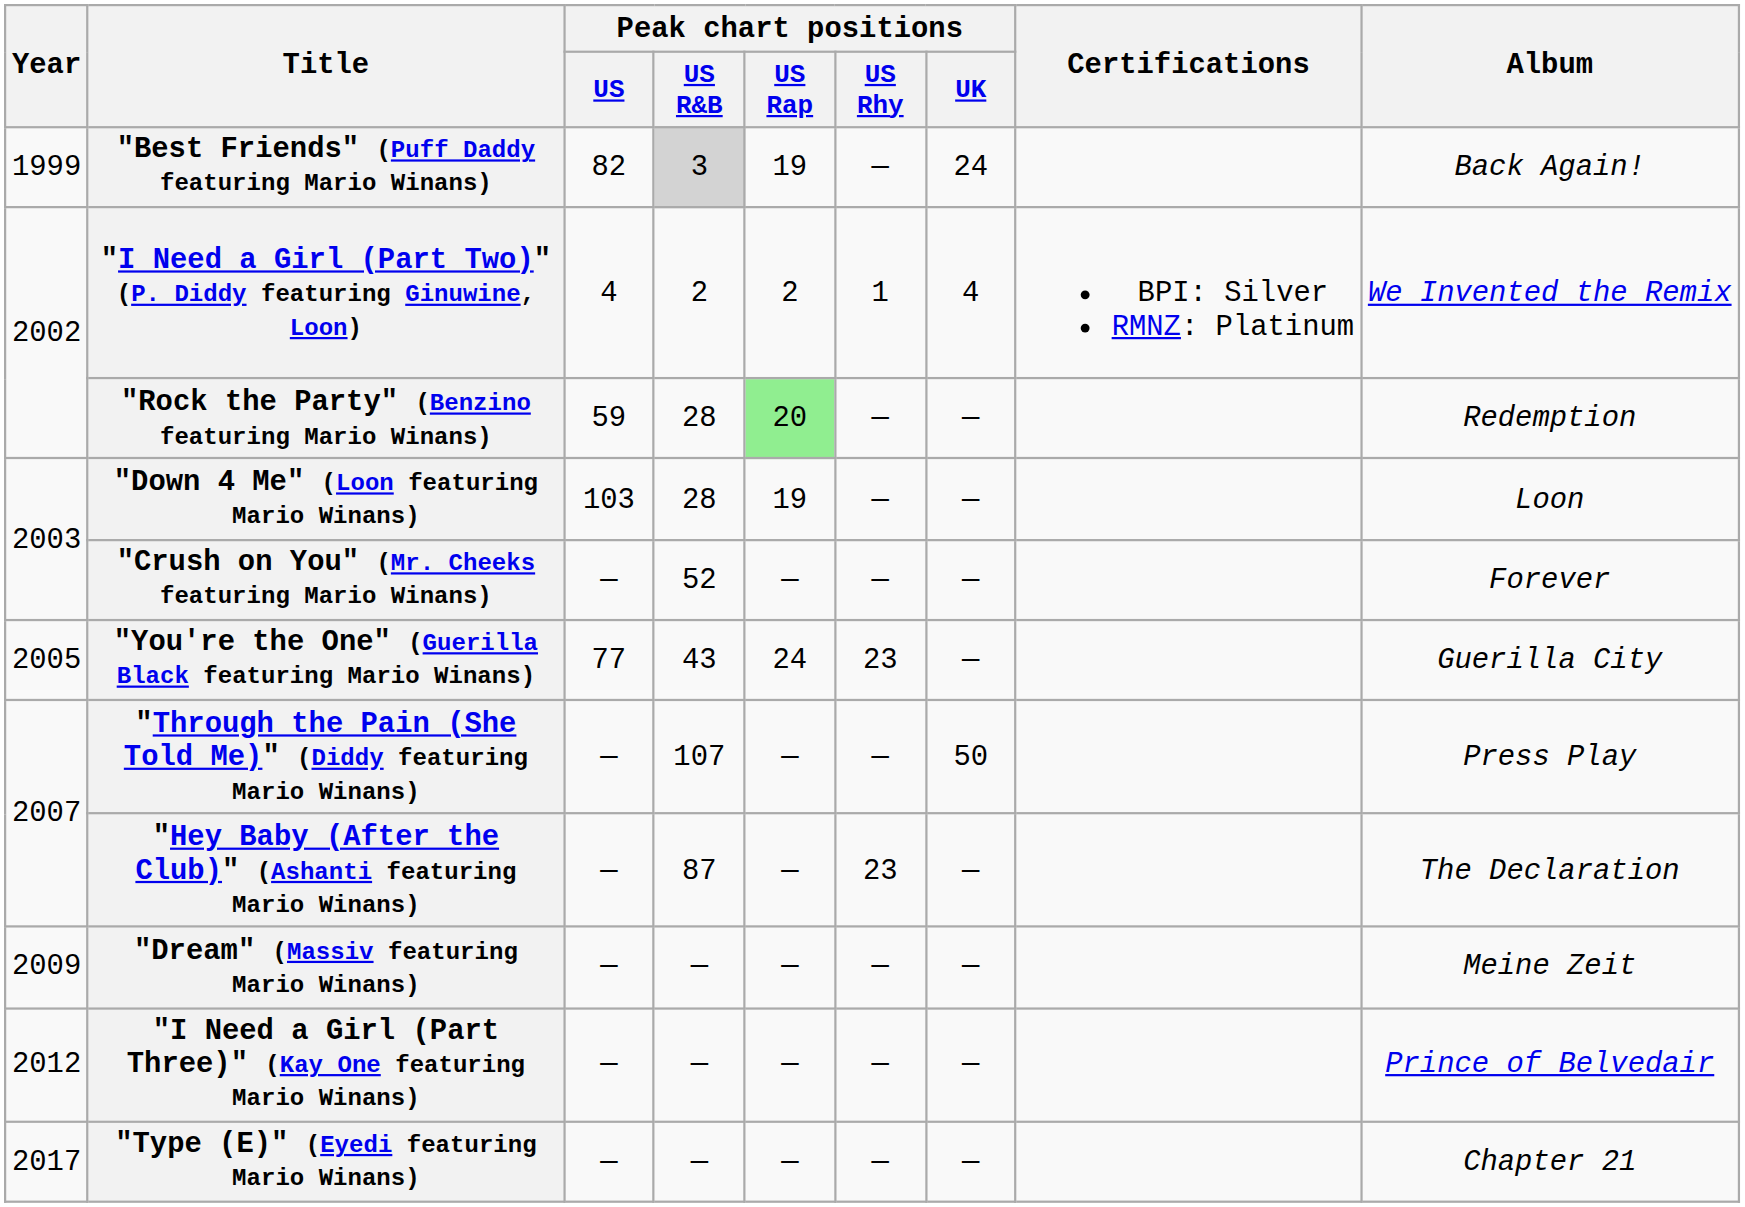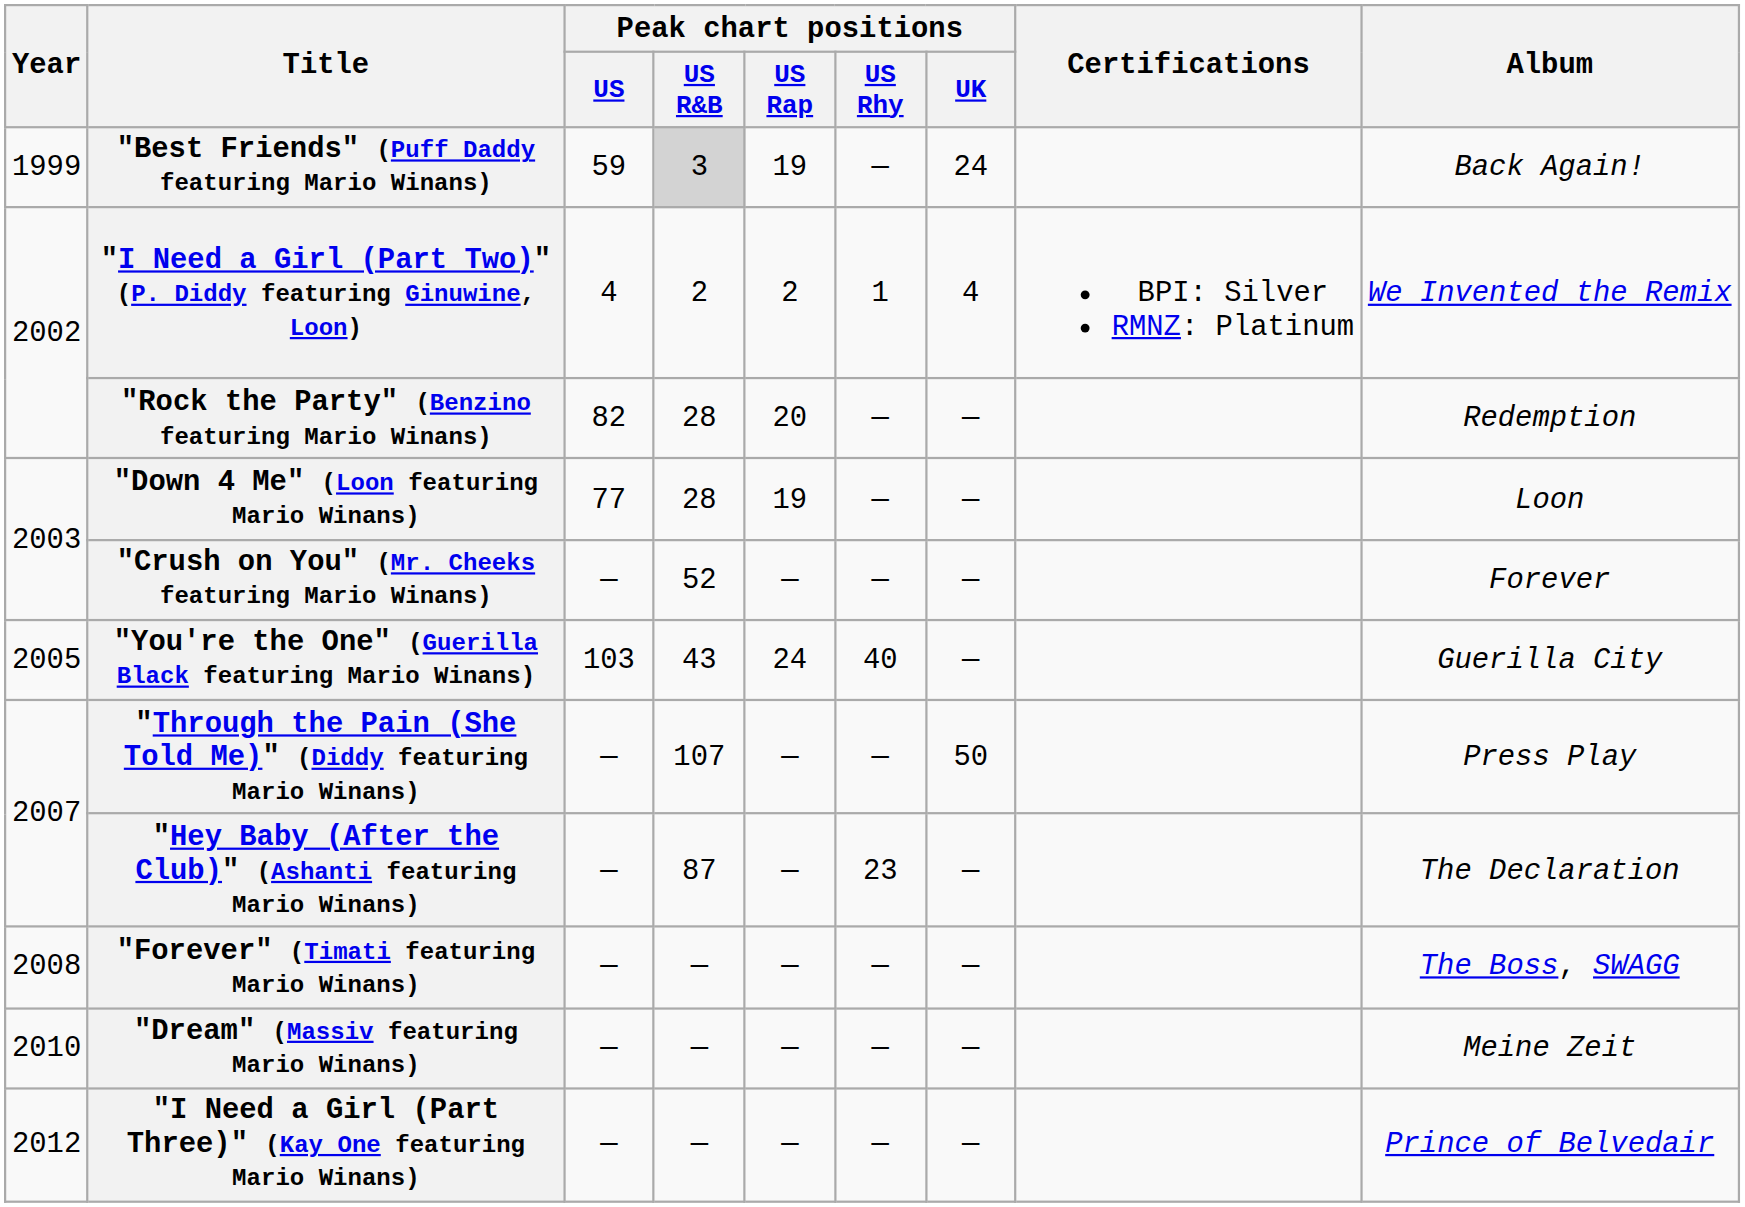(609, 167) 82 -> (609, 167) 59
(609, 419) 59 -> (609, 419) 82
(790, 419) lightgreen background -> (790, 419) no background
(609, 499) 103 -> (609, 499) 77
(609, 660) 77 -> (609, 660) 103
(880, 660) 23 -> (880, 660) 40
+ row: (326, 966)
(47, 967) 2009 -> (47, 1048) 2010
- row: (326, 1160)
